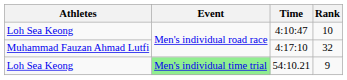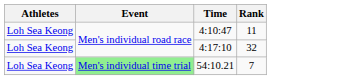(328, 31) 10 -> (252, 31) 11
(78, 48) Muhammad Fauzan Ahmad Lutfi -> (40, 48) Loh Sea Keong
(328, 66) 9 -> (252, 66) 7
